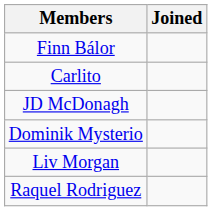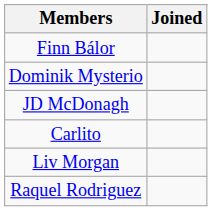rows swapped: (76, 133) <-> (76, 76)
